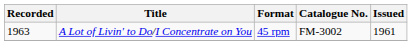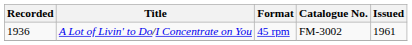(18, 31) 1963 -> (18, 31) 1936
